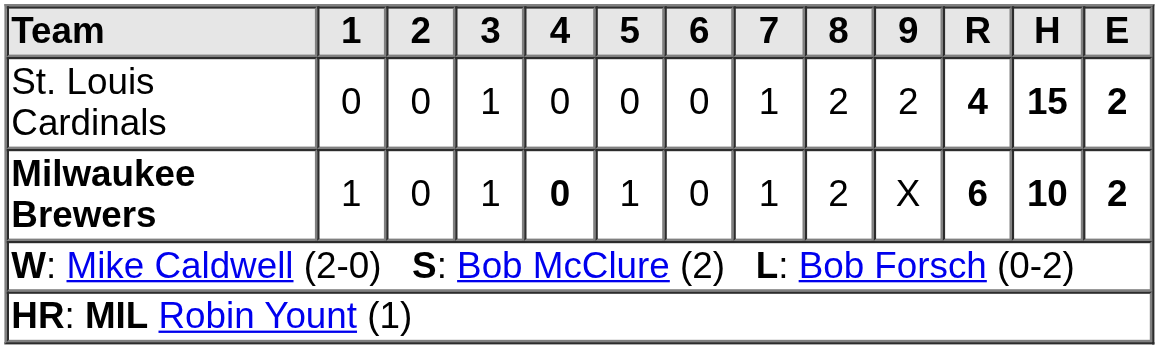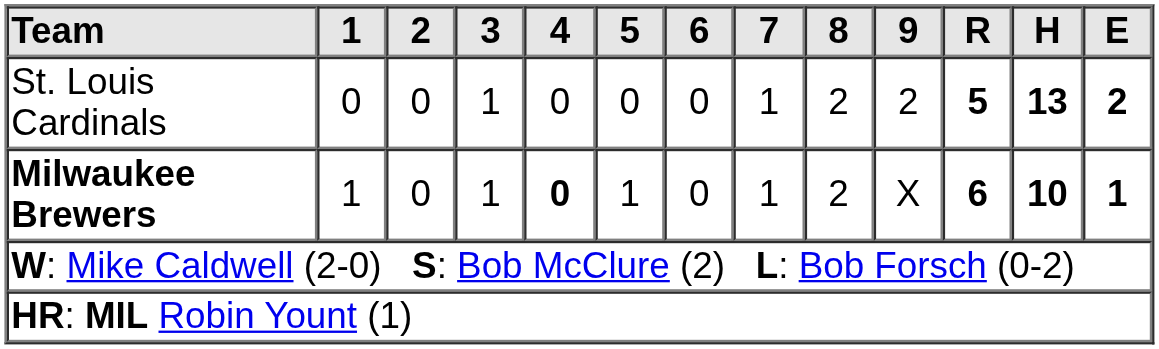(978, 102) 4 -> (978, 102) 5
(1047, 102) 15 -> (1047, 102) 13
(1117, 194) 2 -> (1117, 194) 1
